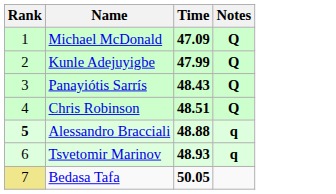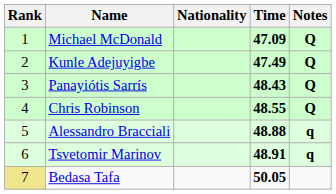+ column: (212, 16)
(193, 62) 47.99 -> (270, 62) 47.49
(193, 108) 48.51 -> (270, 108) 48.55
(25, 131) bold -> (25, 131) normal
(193, 154) 48.93 -> (270, 154) 48.91
